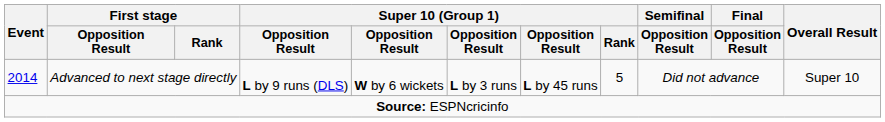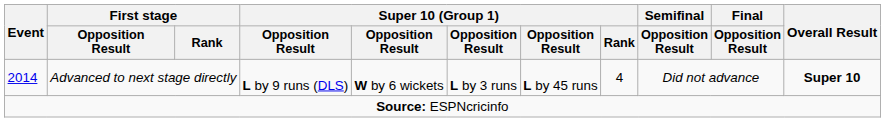(619, 78) 5 -> (619, 78) 4
(832, 78) normal -> (832, 78) bold
